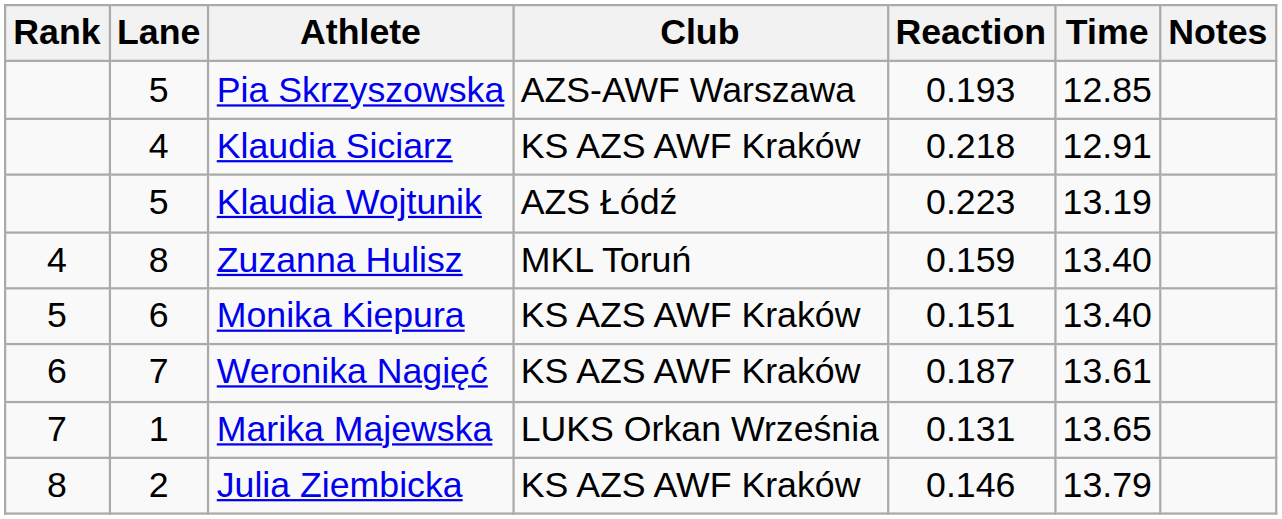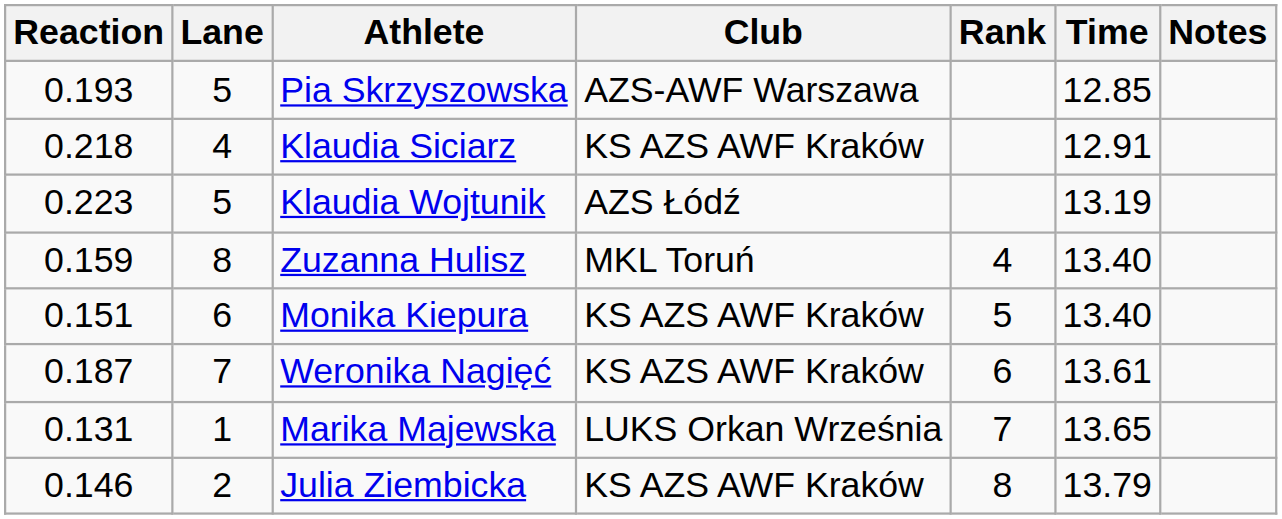columns swapped: (57, 32) <-> (971, 32)
